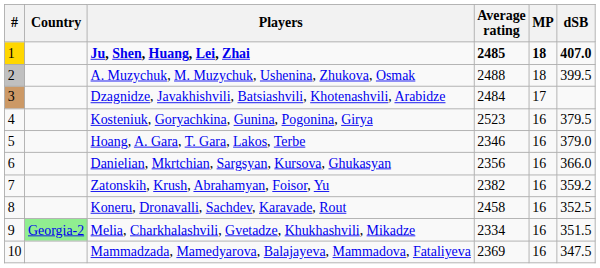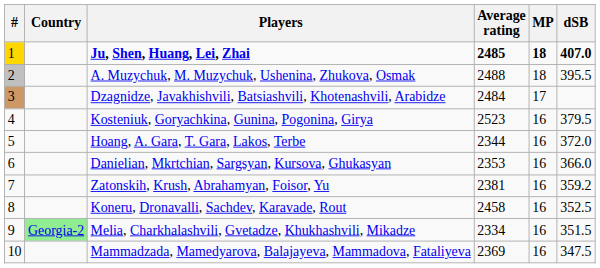(576, 75) 399.5 -> (576, 75) 395.5
(491, 141) 2346 -> (491, 141) 2344
(576, 141) 379.0 -> (576, 141) 372.0
(491, 163) 2356 -> (491, 163) 2353
(491, 185) 2382 -> (491, 185) 2381
